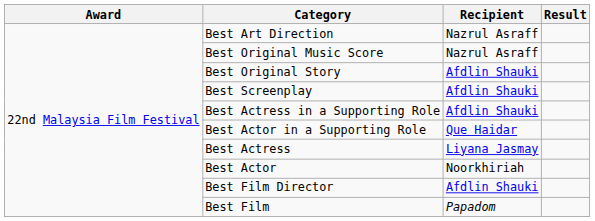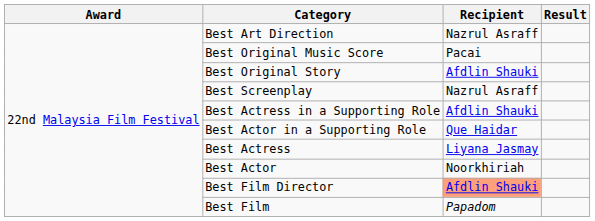(492, 53) Nazrul Asraff -> (464, 53) Pacai
(492, 91) Afdlin Shauki -> (492, 91) Nazrul Asraff
(492, 188) no background -> (492, 188) lightsalmon background
